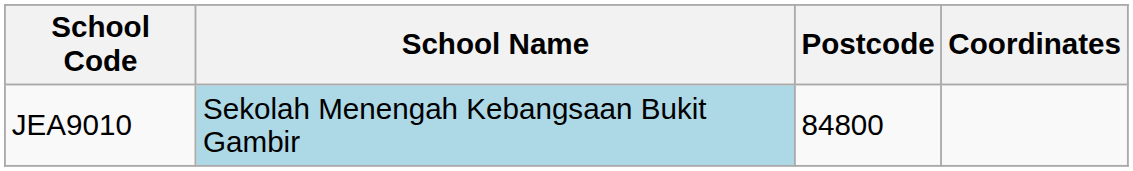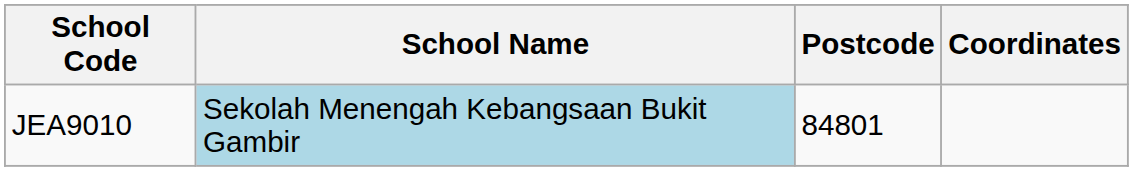(843, 124) 84800 -> (843, 124) 84801
